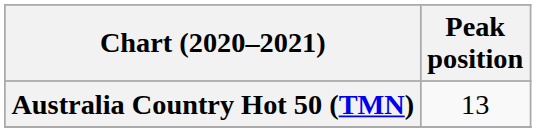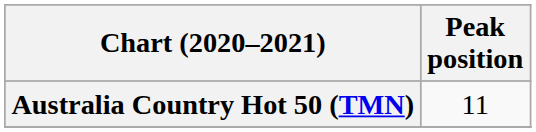(475, 103) 13 -> (475, 103) 11
